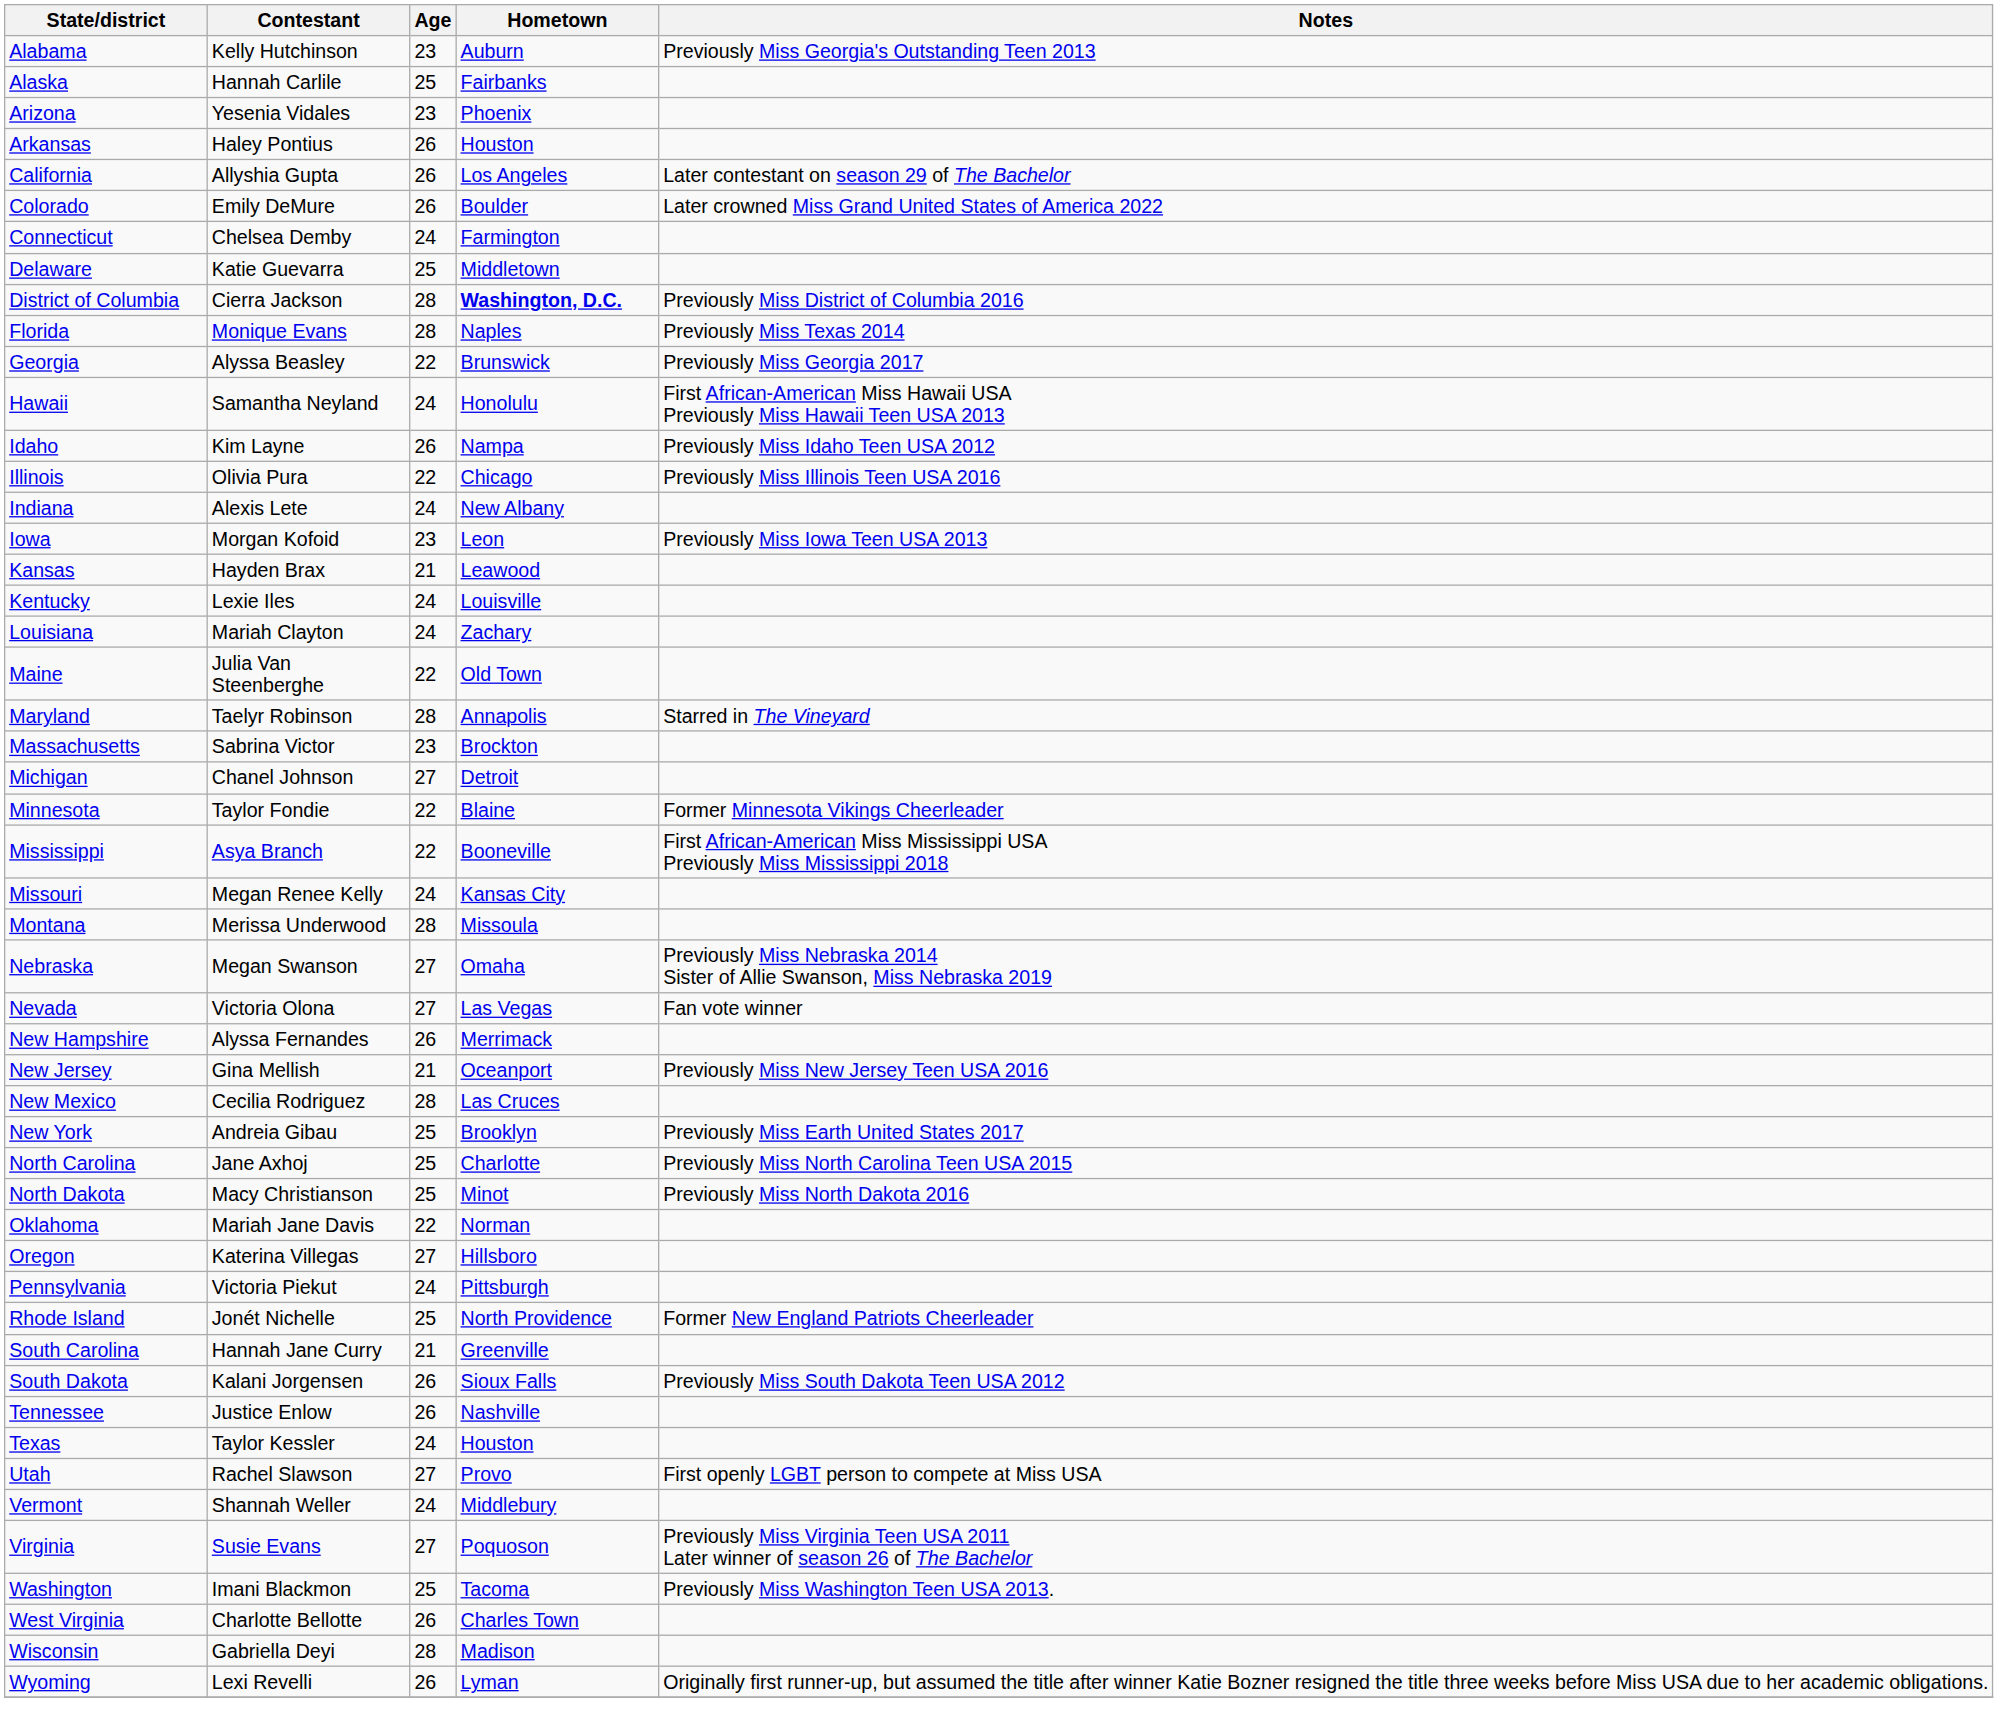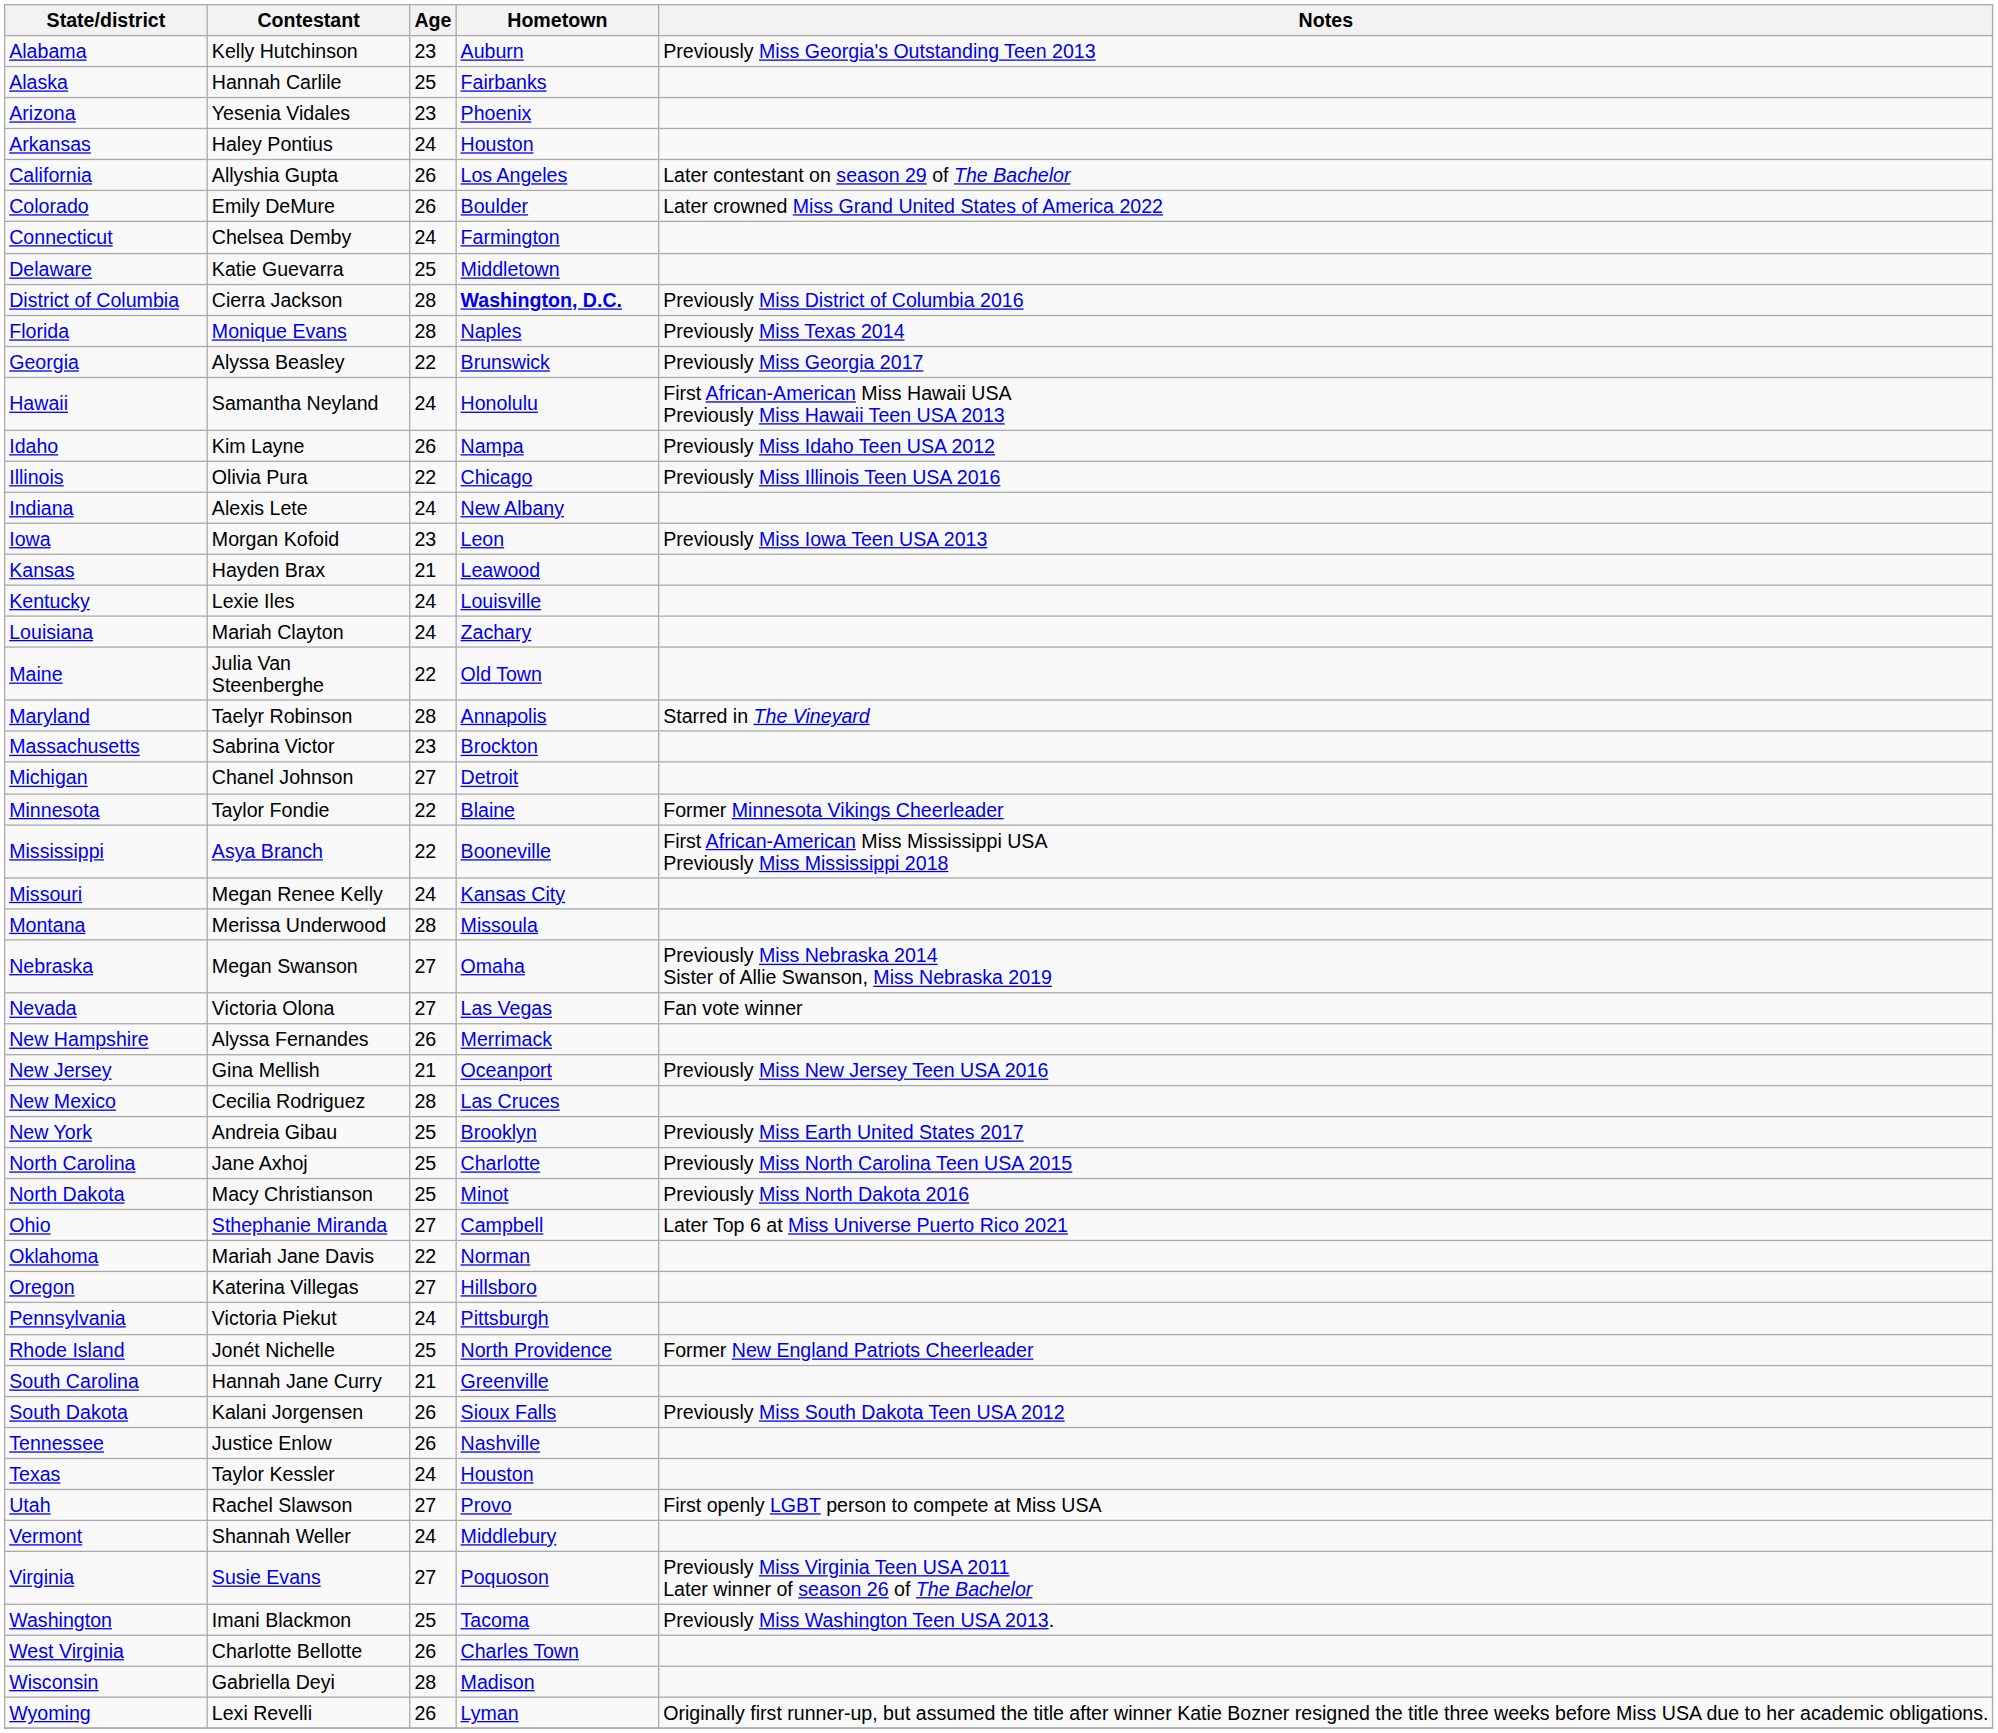(425, 145) 26 -> (425, 145) 24
+ row: (30, 1226)
